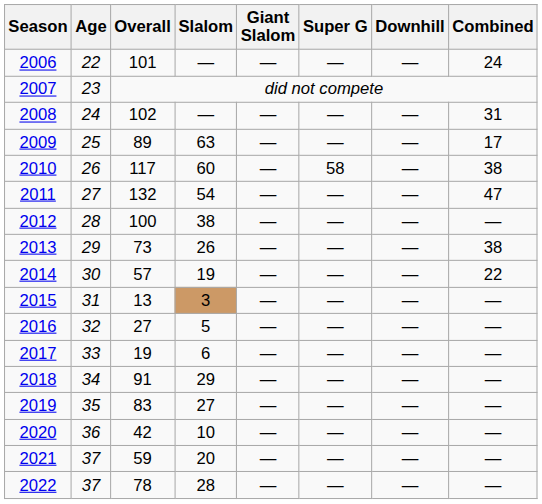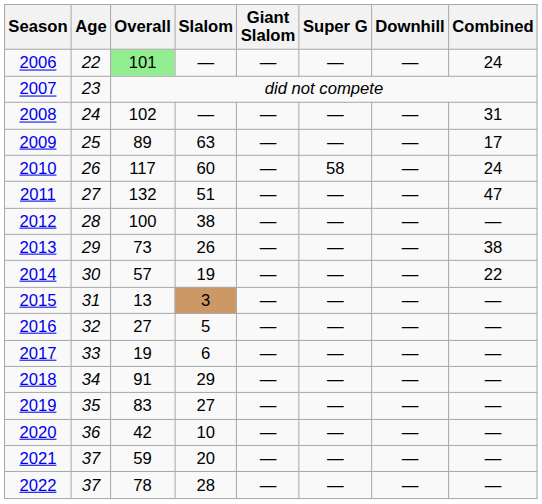(143, 62) no background -> (143, 62) lightgreen background
(493, 168) 38 -> (493, 168) 24
(206, 194) 54 -> (206, 194) 51
